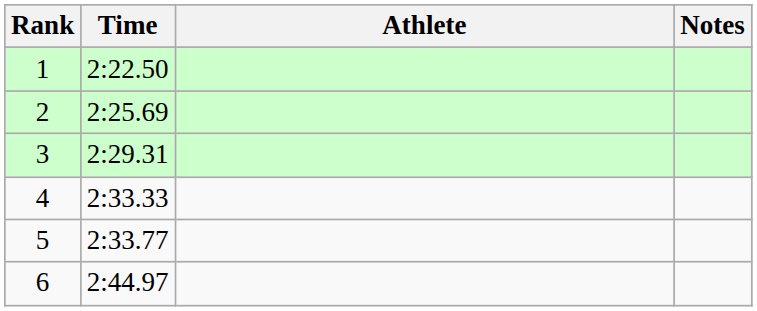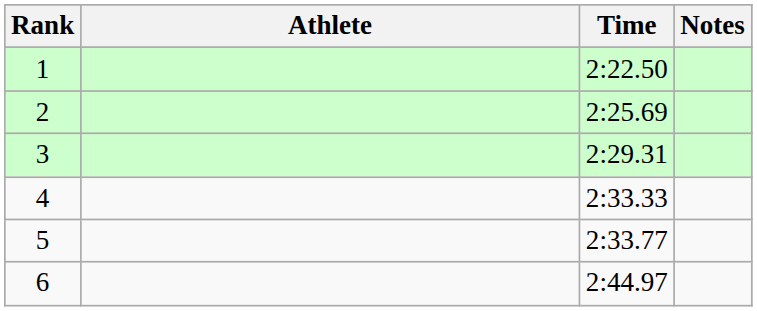columns swapped: (424, 25) <-> (128, 25)
